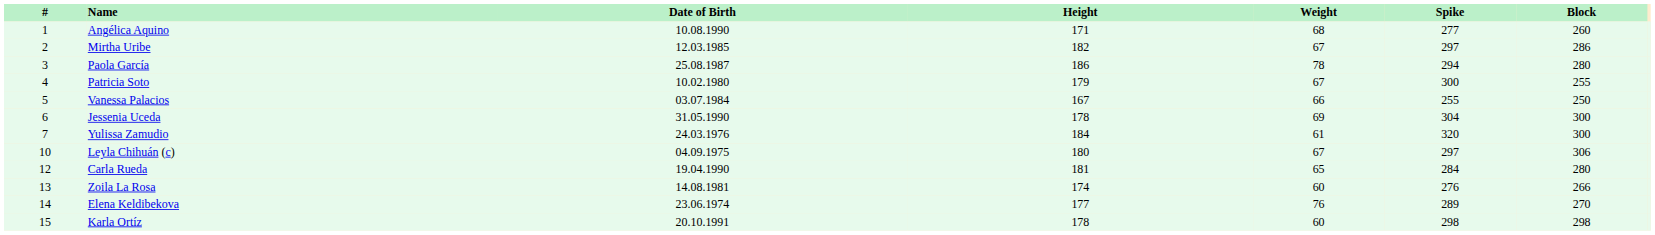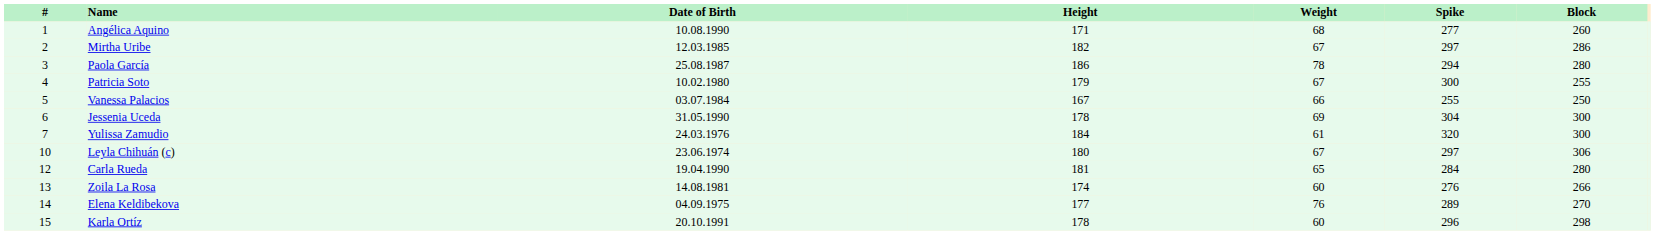(702, 152) 04.09.1975 -> (702, 152) 23.06.1974
(702, 204) 23.06.1974 -> (702, 204) 04.09.1975
(1450, 221) 298 -> (1450, 221) 296
